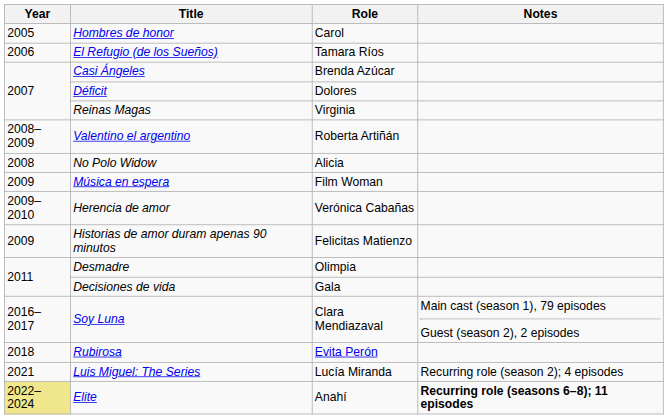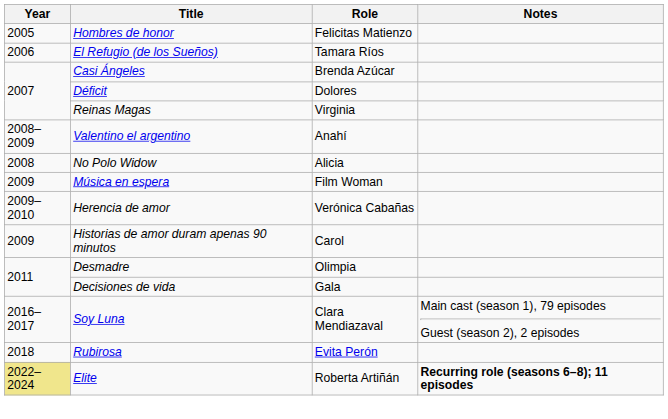(329, 33) Carol -> (363, 33) Felicitas Matienzo
(357, 136) Roberta Artiñán -> (331, 136) Anahí
(363, 241) Felicitas Matienzo -> (329, 241) Carol
- row: (137, 371)
(331, 397) Anahí -> (357, 378) Roberta Artiñán
